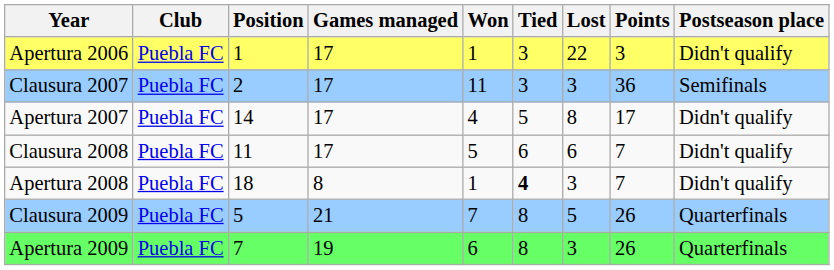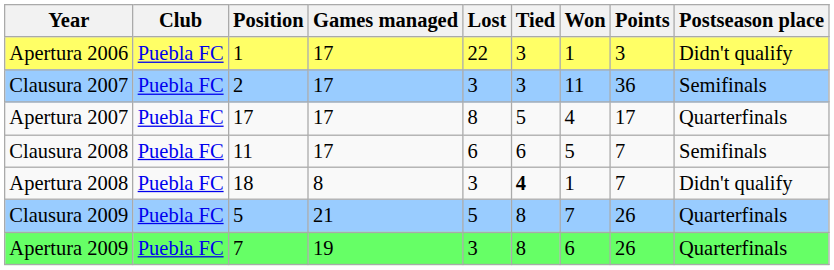columns swapped: (488, 20) <-> (586, 20)
(243, 118) 14 -> (243, 118) 17
(736, 118) Didn't qualify -> (733, 118) Quarterfinals
(736, 150) Didn't qualify -> (723, 150) Semifinals
